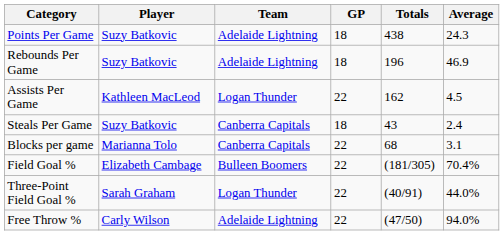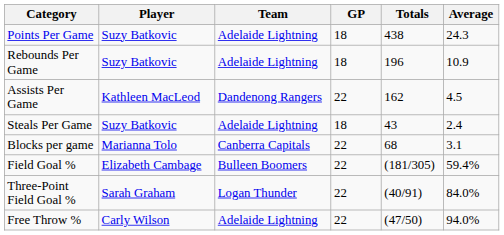(457, 62) 46.9 -> (457, 62) 10.9
(257, 97) Logan Thunder -> (270, 97) Dandenong Rangers
(264, 124) Canberra Capitals -> (268, 124) Adelaide Lightning
(463, 165) 70.4% -> (463, 165) 59.4%
(463, 192) 44.0% -> (463, 192) 84.0%
